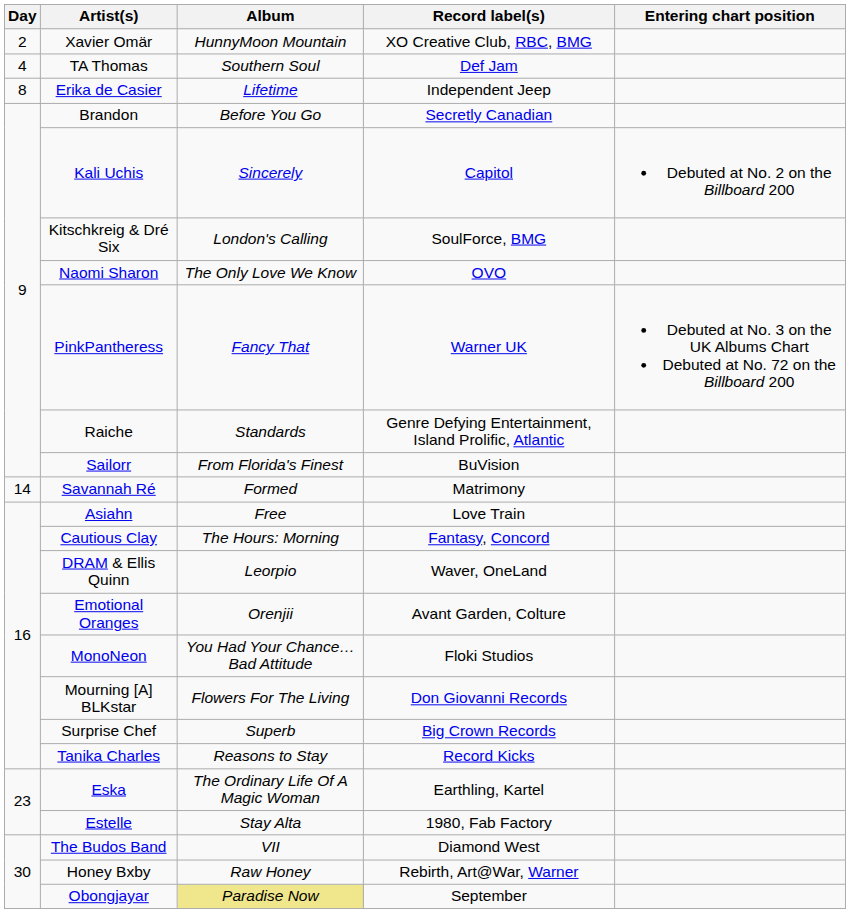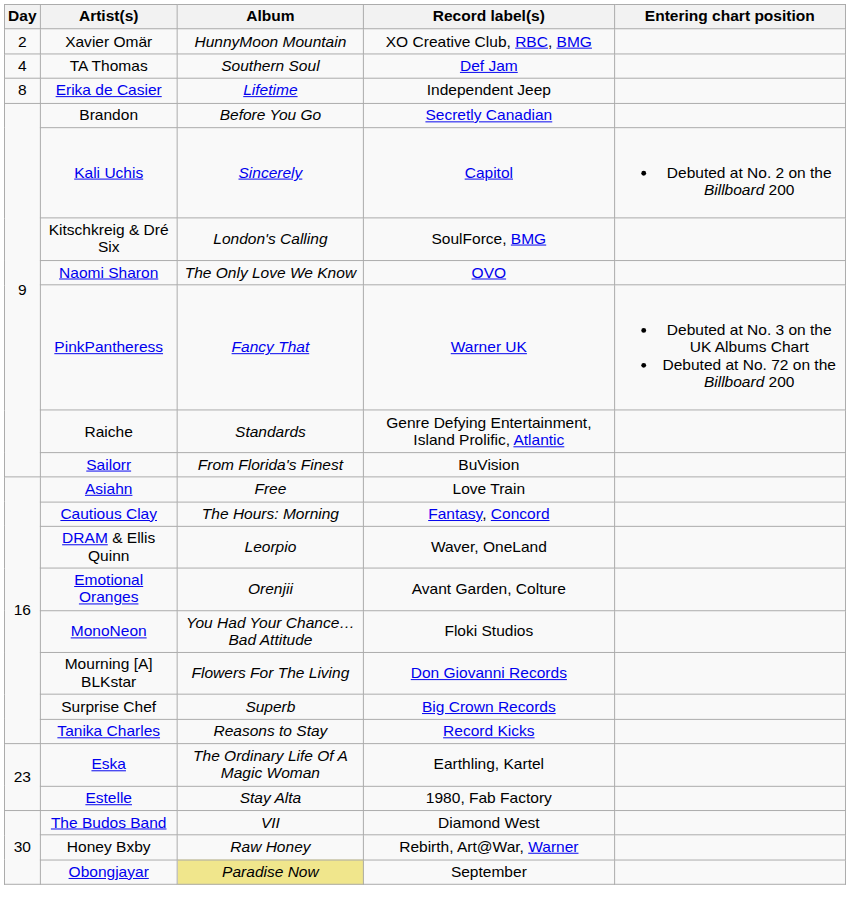- row: (109, 489)
